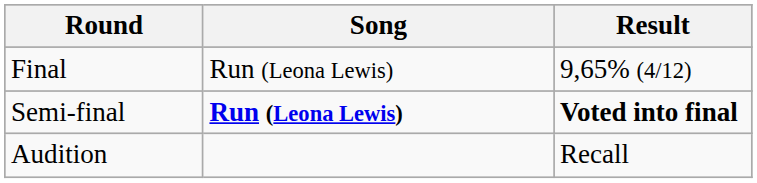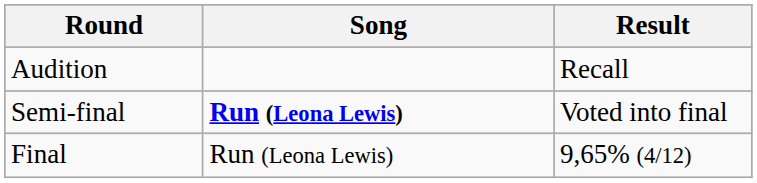rows swapped: (59, 154) <-> (39, 68)
(649, 111) bold -> (644, 111) normal
